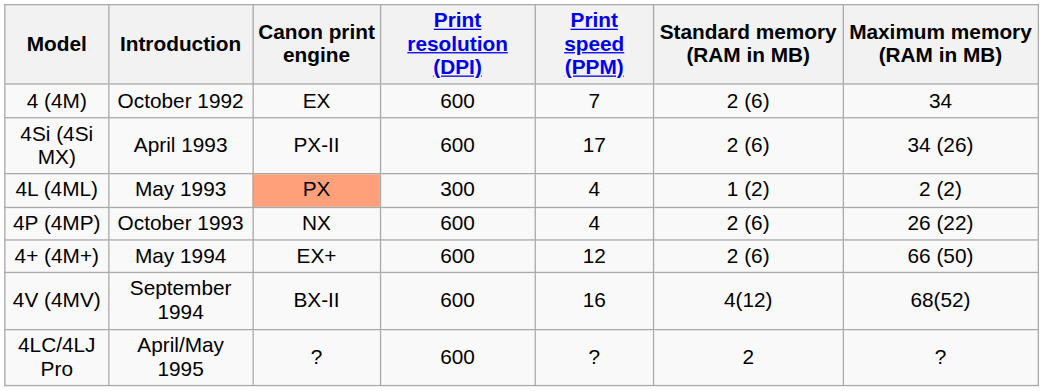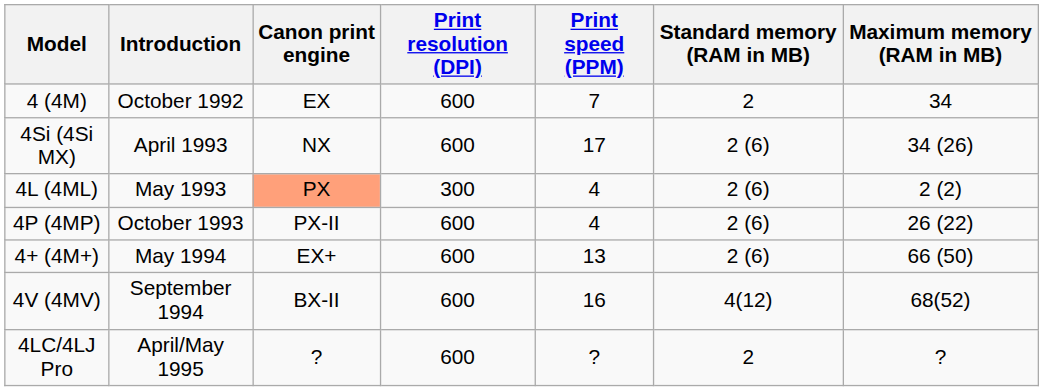(748, 100) 2 (6) -> (748, 100) 2
(317, 145) PX-II -> (317, 145) NX
(748, 190) 1 (2) -> (748, 190) 2 (6)
(317, 223) NX -> (317, 223) PX-II
(594, 256) 12 -> (594, 256) 13
